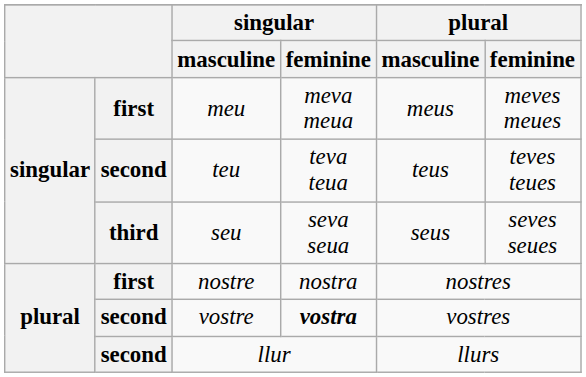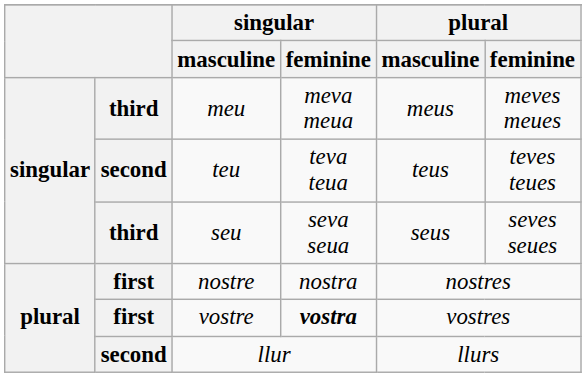(134, 108) first -> (134, 108) third
(134, 317) second -> (134, 317) first
